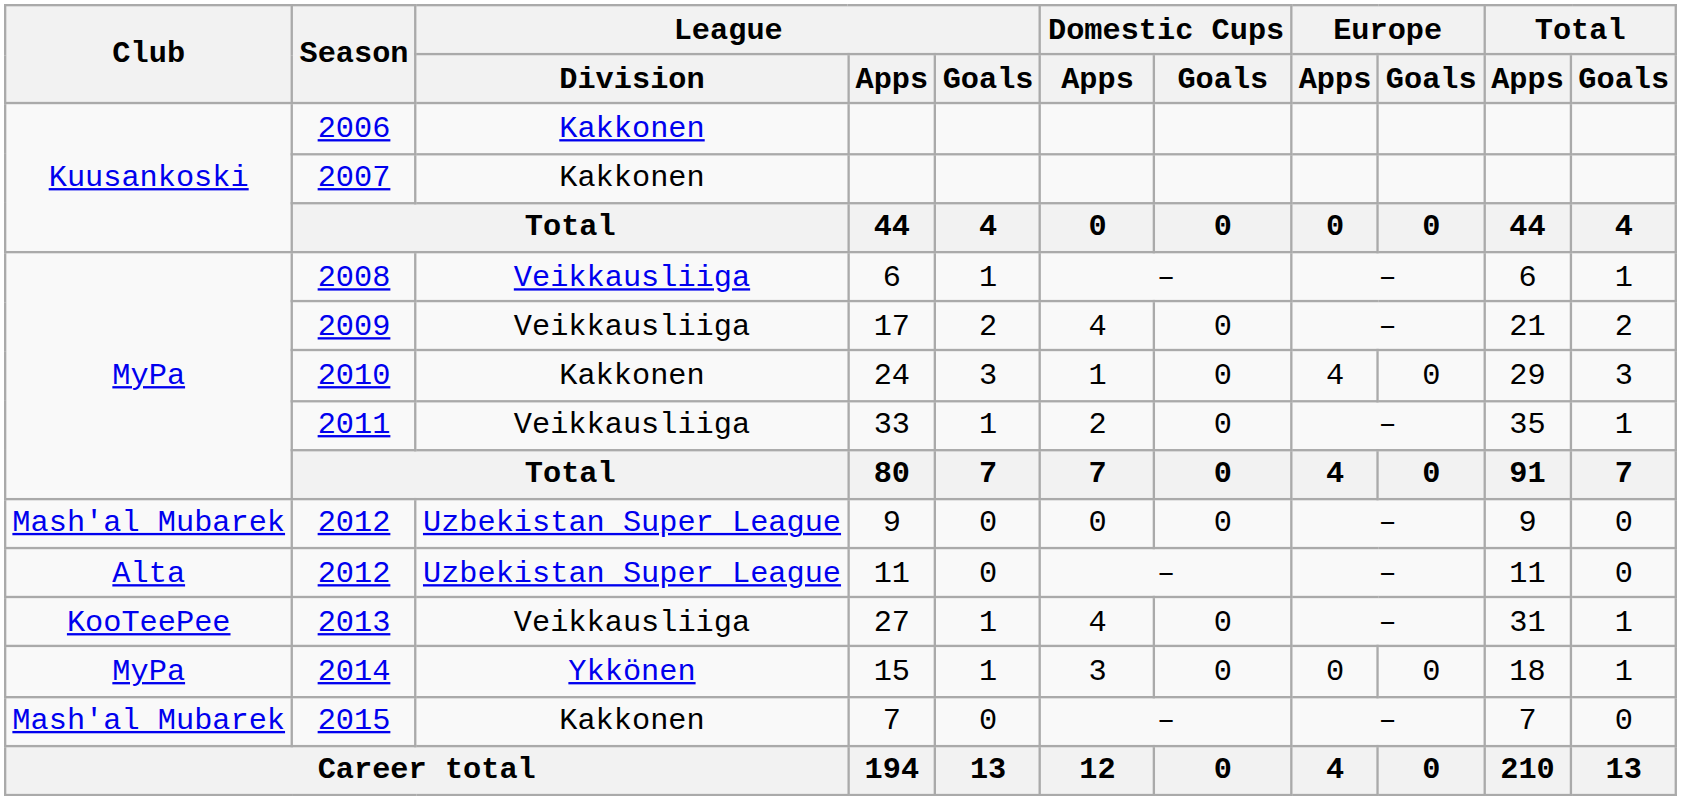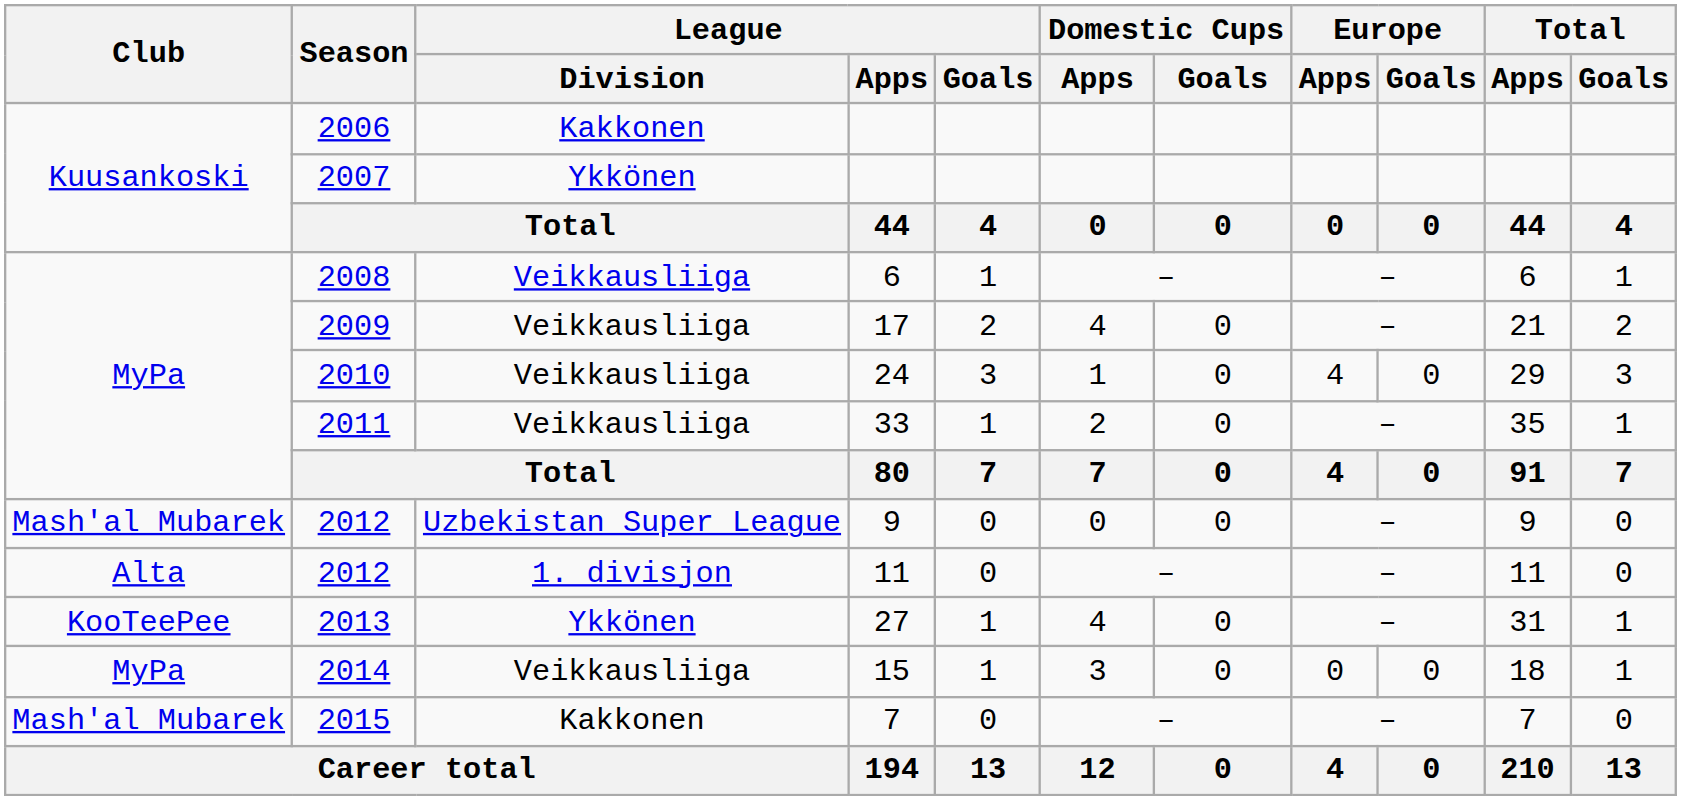(632, 178) Kakkonen -> (632, 178) Ykkönen
(632, 375) Kakkonen -> (632, 375) Veikkausliiga
(632, 573) Uzbekistan Super League -> (632, 573) 1. divisjon
(632, 622) Veikkausliiga -> (632, 622) Ykkönen
(632, 672) Ykkönen -> (632, 672) Veikkausliiga
